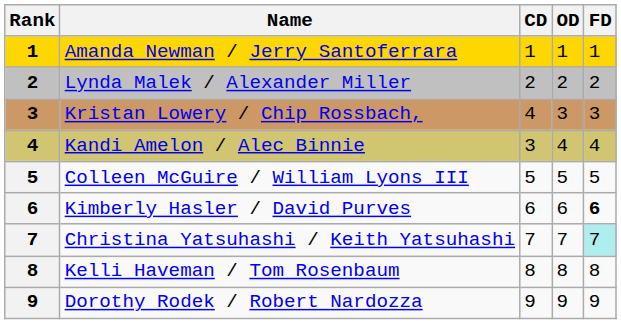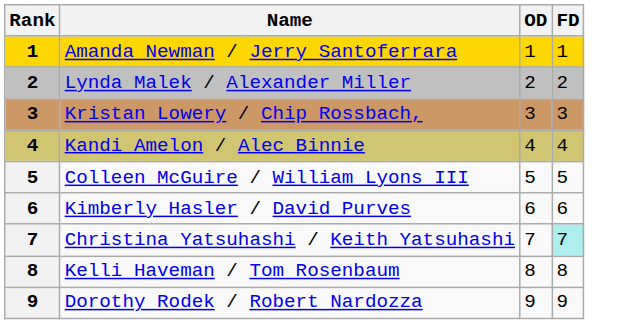- column: (536, 20)
(594, 209) bold -> (562, 209) normal
